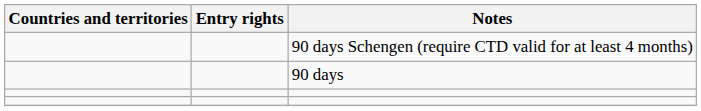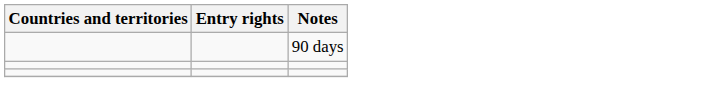- row: (98, 47)
